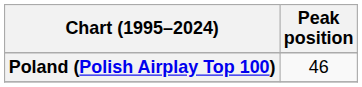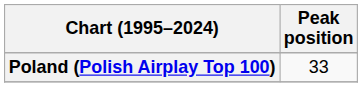(319, 67) 46 -> (319, 67) 33
